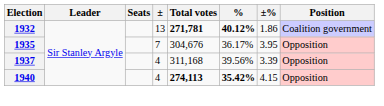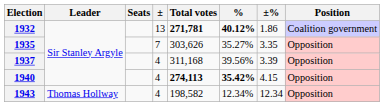(187, 45) 304,676 -> (187, 45) 303,626
(238, 45) 36.17% -> (238, 45) 35.27%
(269, 45) 3.95 -> (269, 45) 3.35
+ row: (25, 93)
